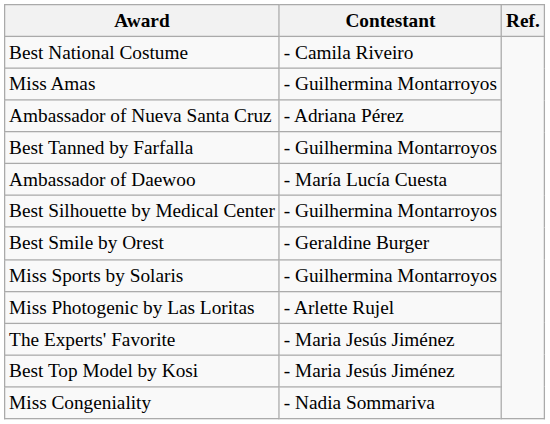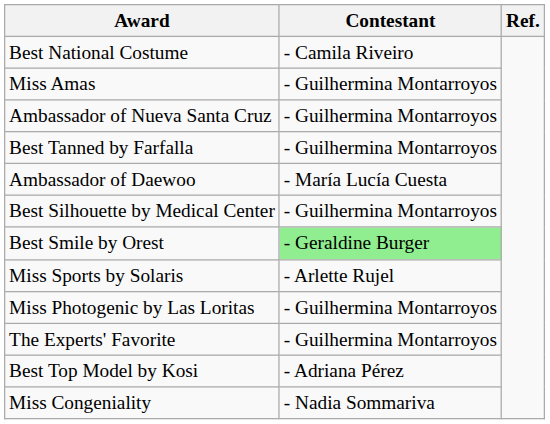(344, 116) - Adriana Pérez -> (390, 116) - Guilhermina Montarroyos
(356, 243) no background -> (356, 243) lightgreen background
(390, 275) - Guilhermina Montarroyos -> (339, 275) - Arlette Rujel
(339, 307) - Arlette Rujel -> (390, 307) - Guilhermina Montarroyos
(369, 338) - Maria Jesús Jiménez -> (390, 338) - Guilhermina Montarroyos
(369, 370) - Maria Jesús Jiménez -> (344, 370) - Adriana Pérez
